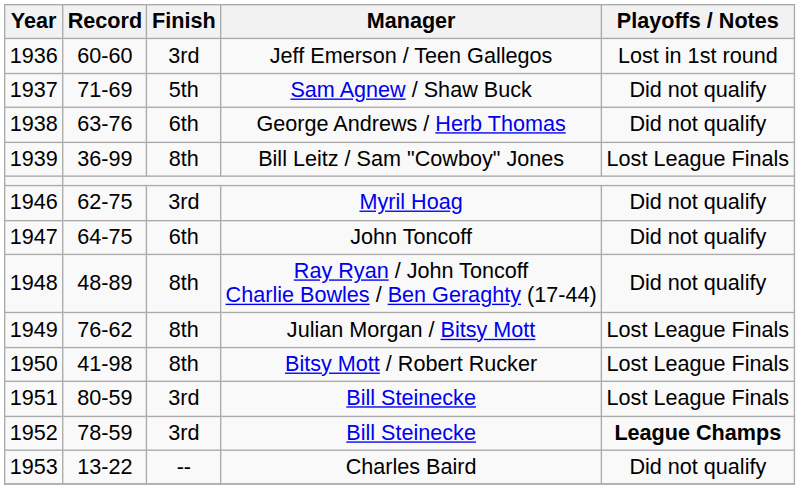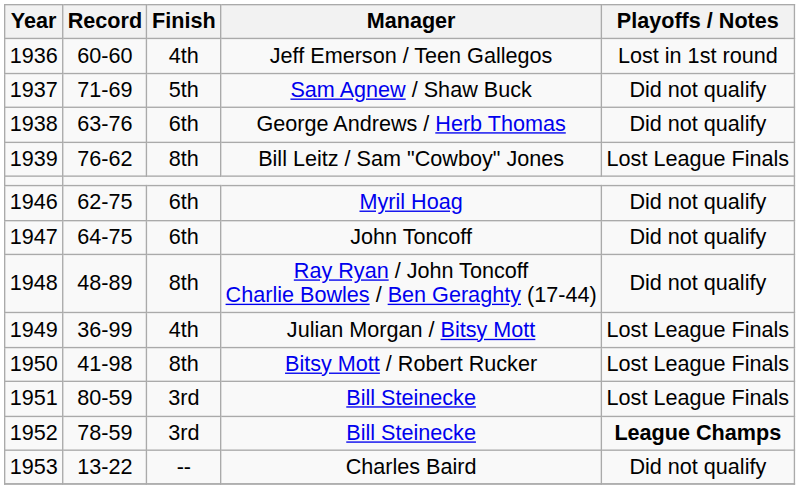(184, 55) 3rd -> (184, 55) 4th
(105, 158) 36-99 -> (105, 158) 76-62
(184, 202) 3rd -> (184, 202) 6th
(105, 329) 76-62 -> (105, 329) 36-99
(184, 329) 8th -> (184, 329) 4th
